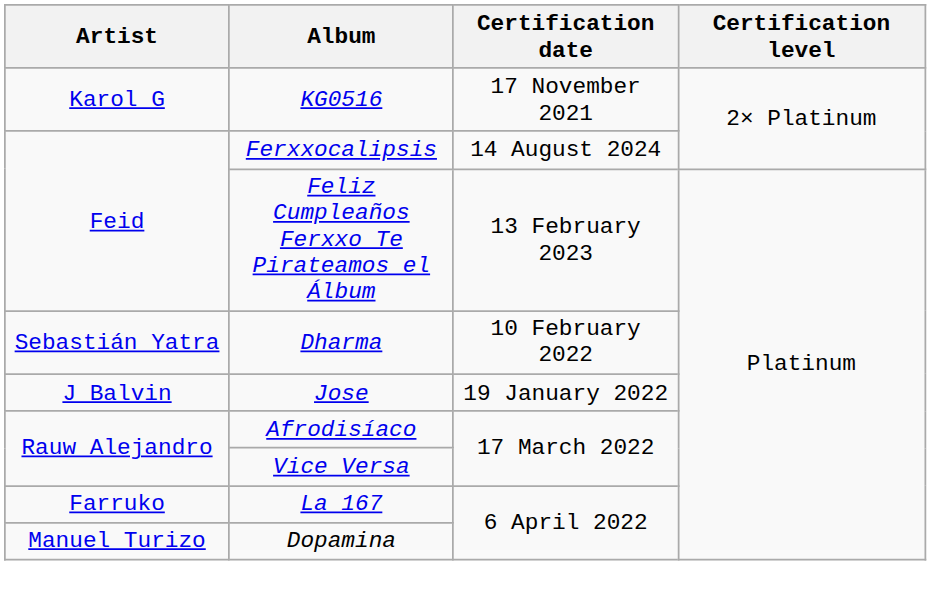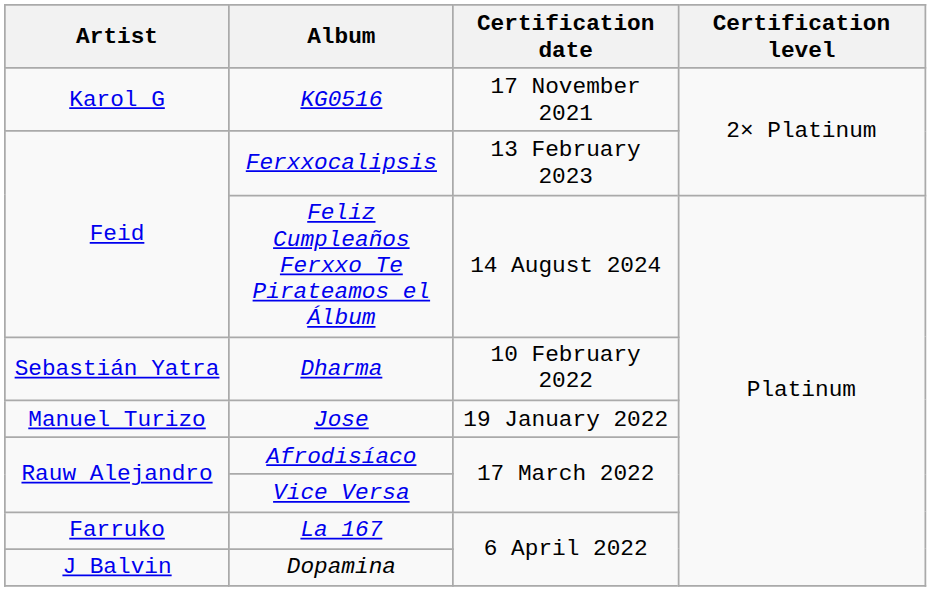(566, 150) 14 August 2024 -> (566, 163) 13 February 2023
(566, 240) 13 February 2023 -> (566, 266) 14 August 2024
(117, 393) J Balvin -> (117, 419) Manuel Turizo
(117, 541) Manuel Turizo -> (117, 567) J Balvin
